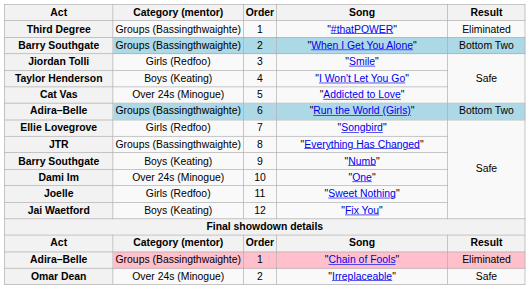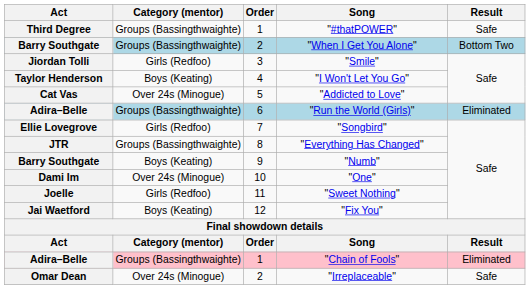(486, 29) Eliminated -> (486, 29) Safe
(486, 111) Bottom Two -> (486, 111) Eliminated
